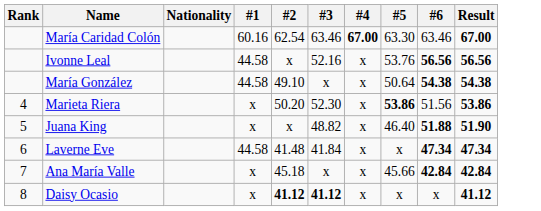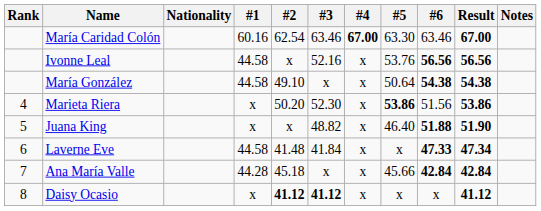+ column: (517, 15)
(436, 149) 47.34 -> (436, 149) 47.33
(253, 171) x -> (253, 171) 44.28
